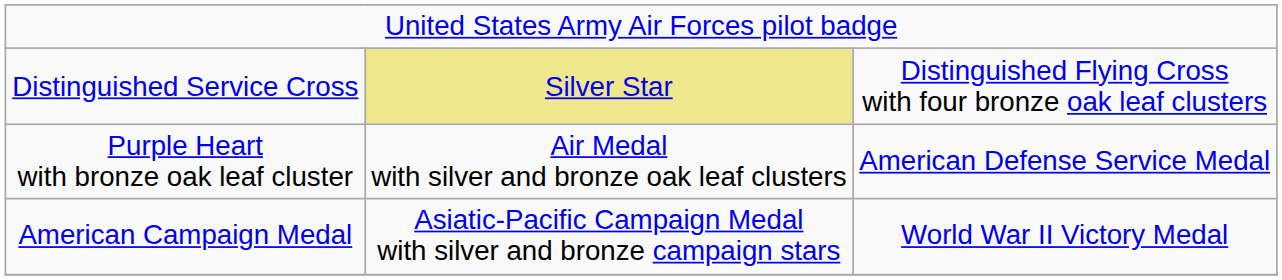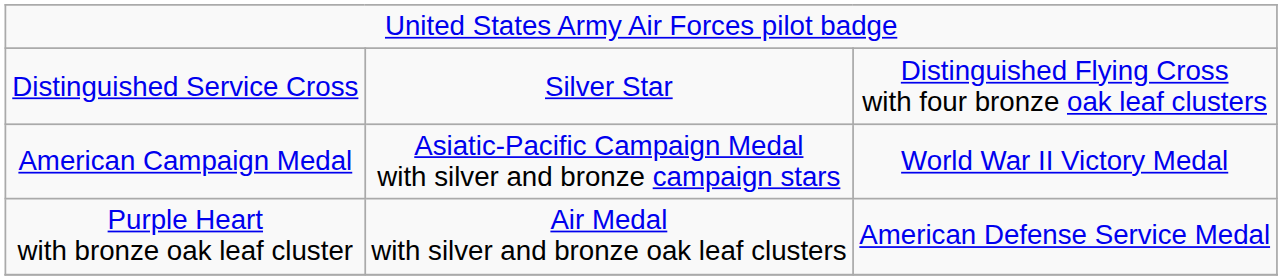(609, 85) khaki background -> (609, 85) no background
rows swapped: (185, 160) <-> (185, 235)
